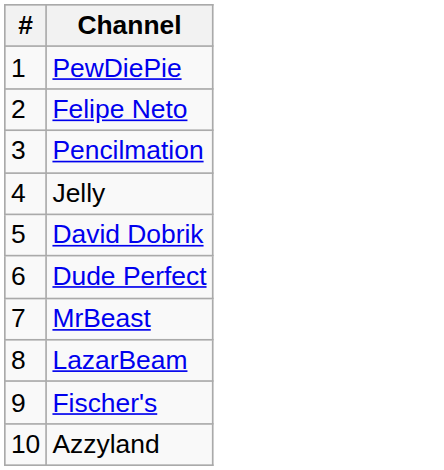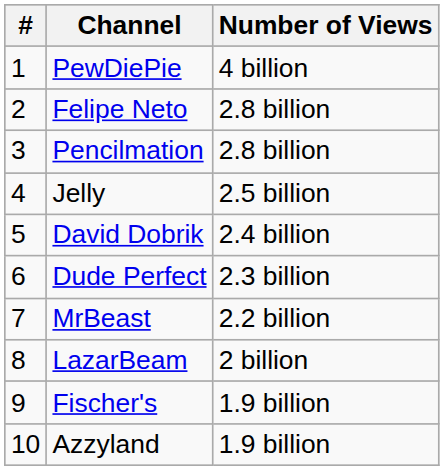+ column: (326, 25)
